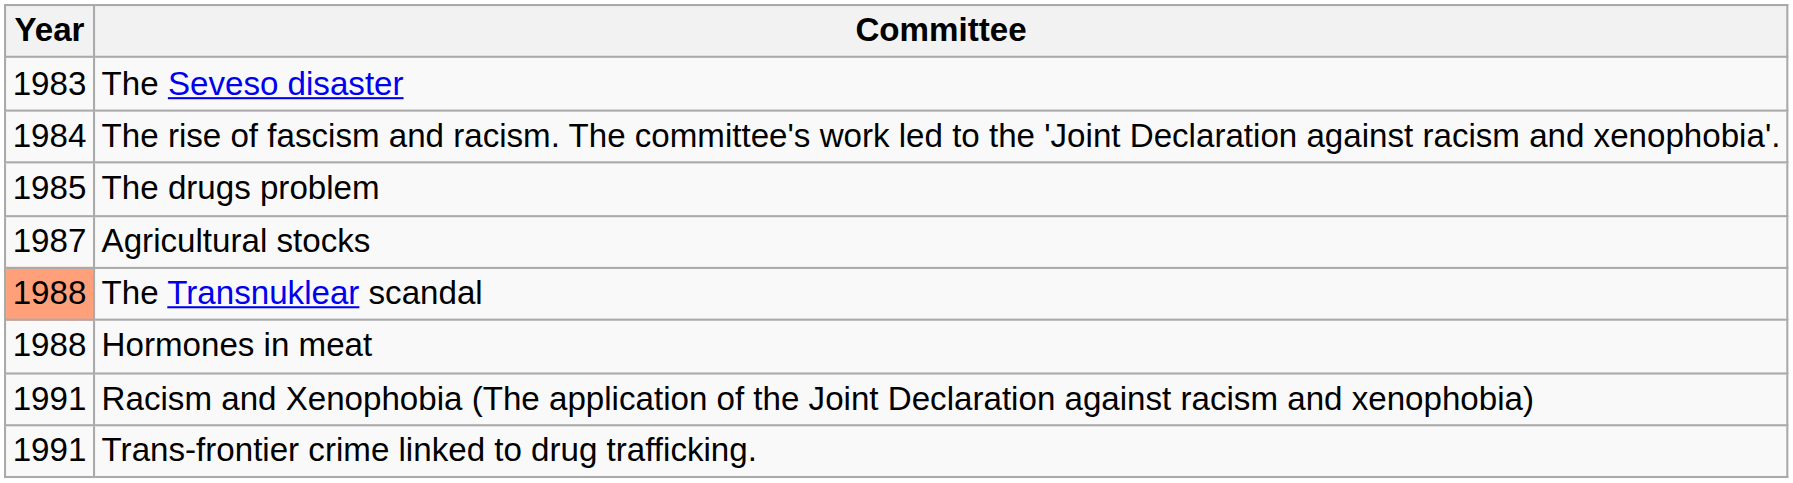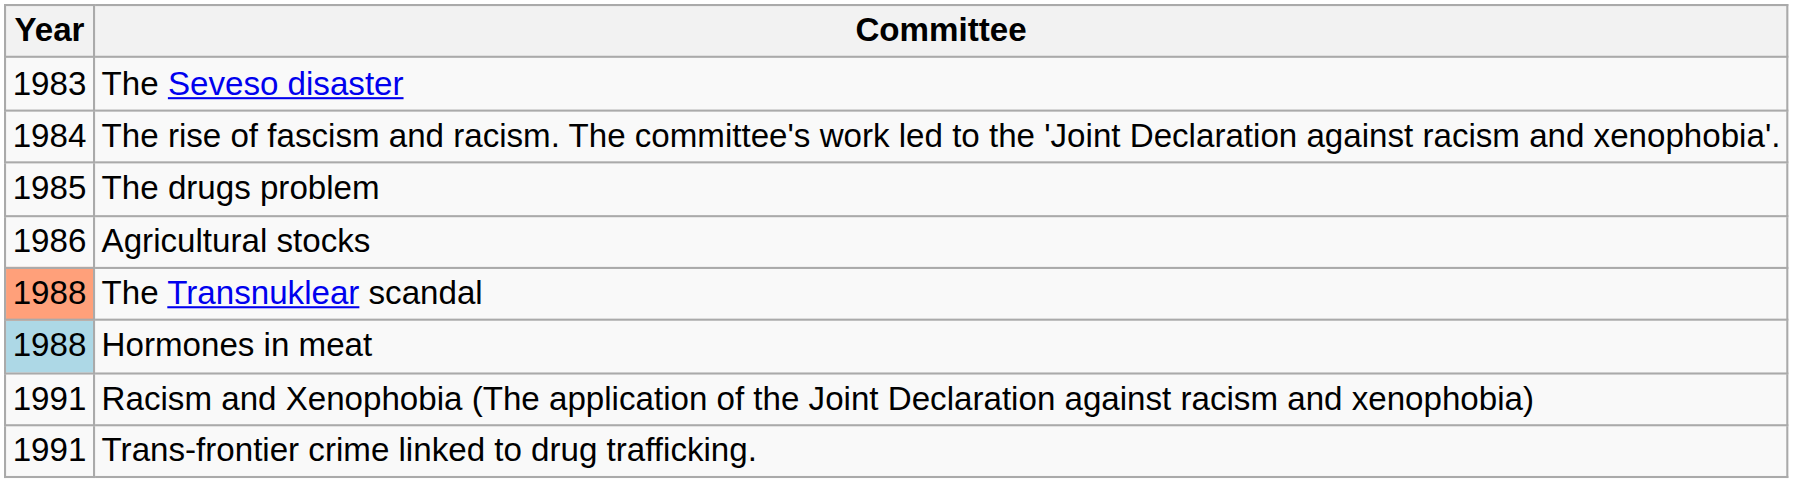(50, 240) 1987 -> (50, 240) 1986
(50, 345) no background -> (50, 345) lightblue background
